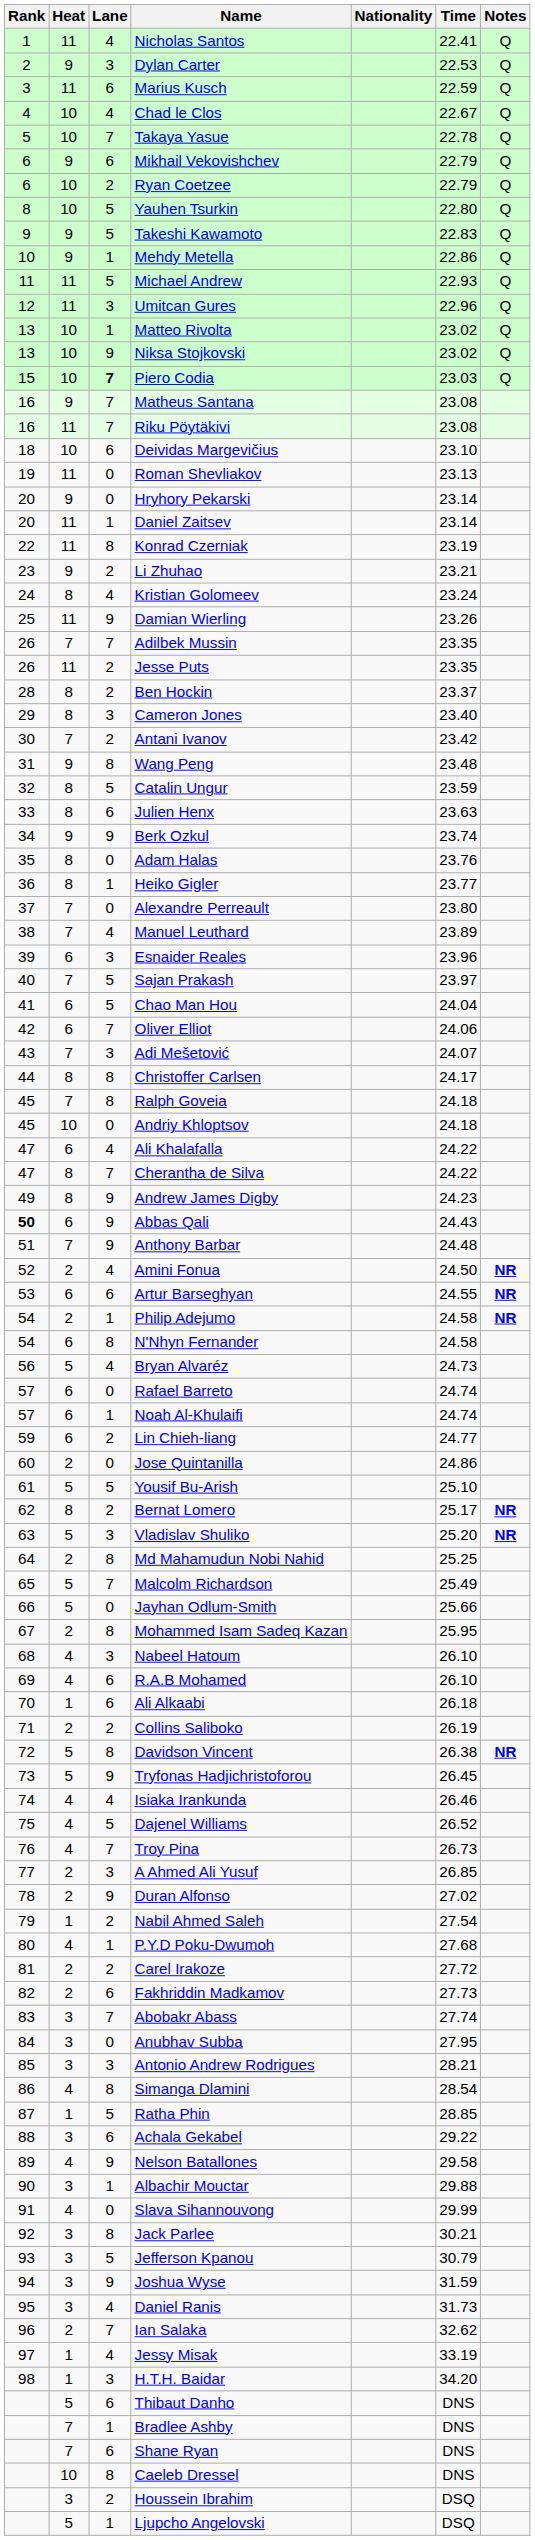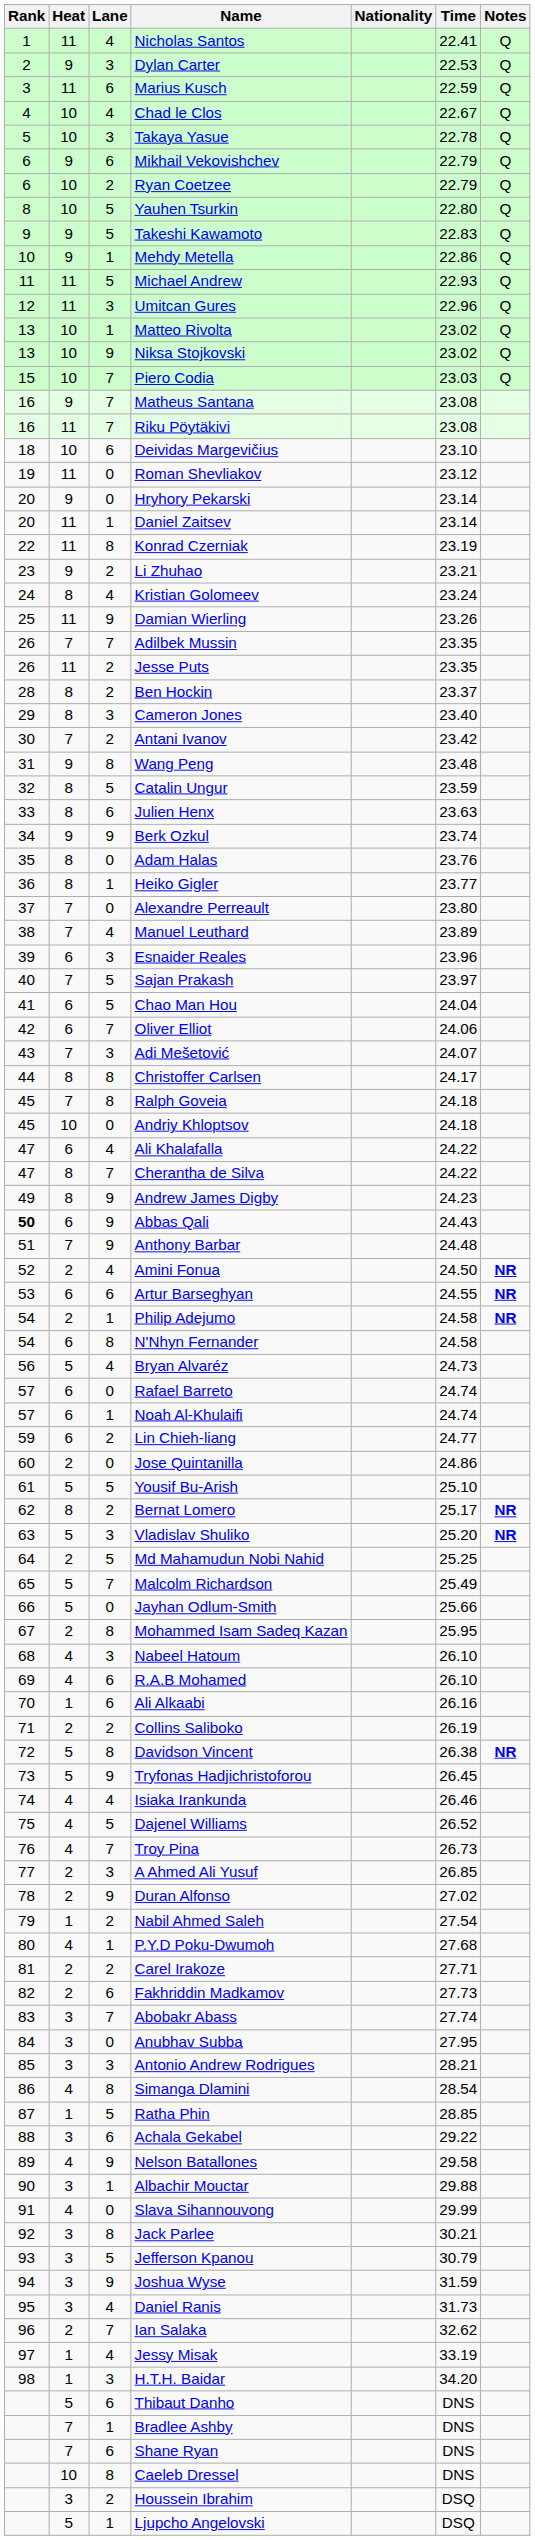(110, 137) 7 -> (110, 137) 3
(110, 378) bold -> (110, 378) normal
(458, 474) 23.13 -> (458, 474) 23.12
(110, 1559) 8 -> (110, 1559) 5
(458, 1703) 26.18 -> (458, 1703) 26.16
(458, 1969) 27.72 -> (458, 1969) 27.71
